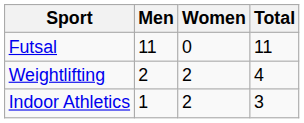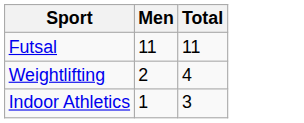- column: (214, 18)
